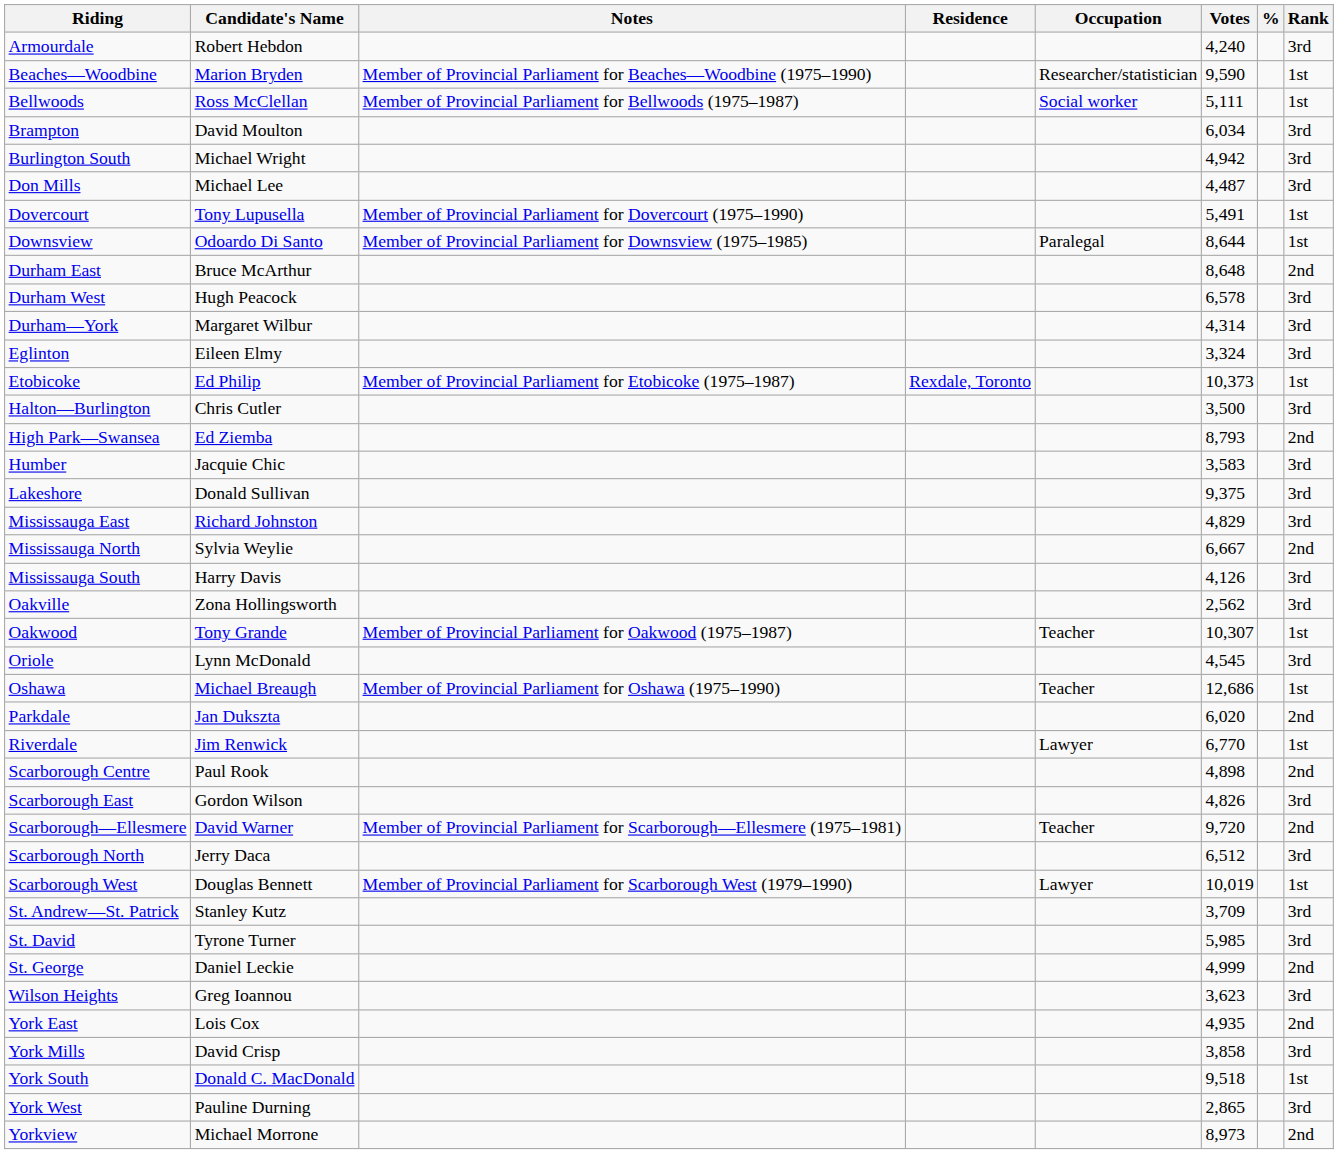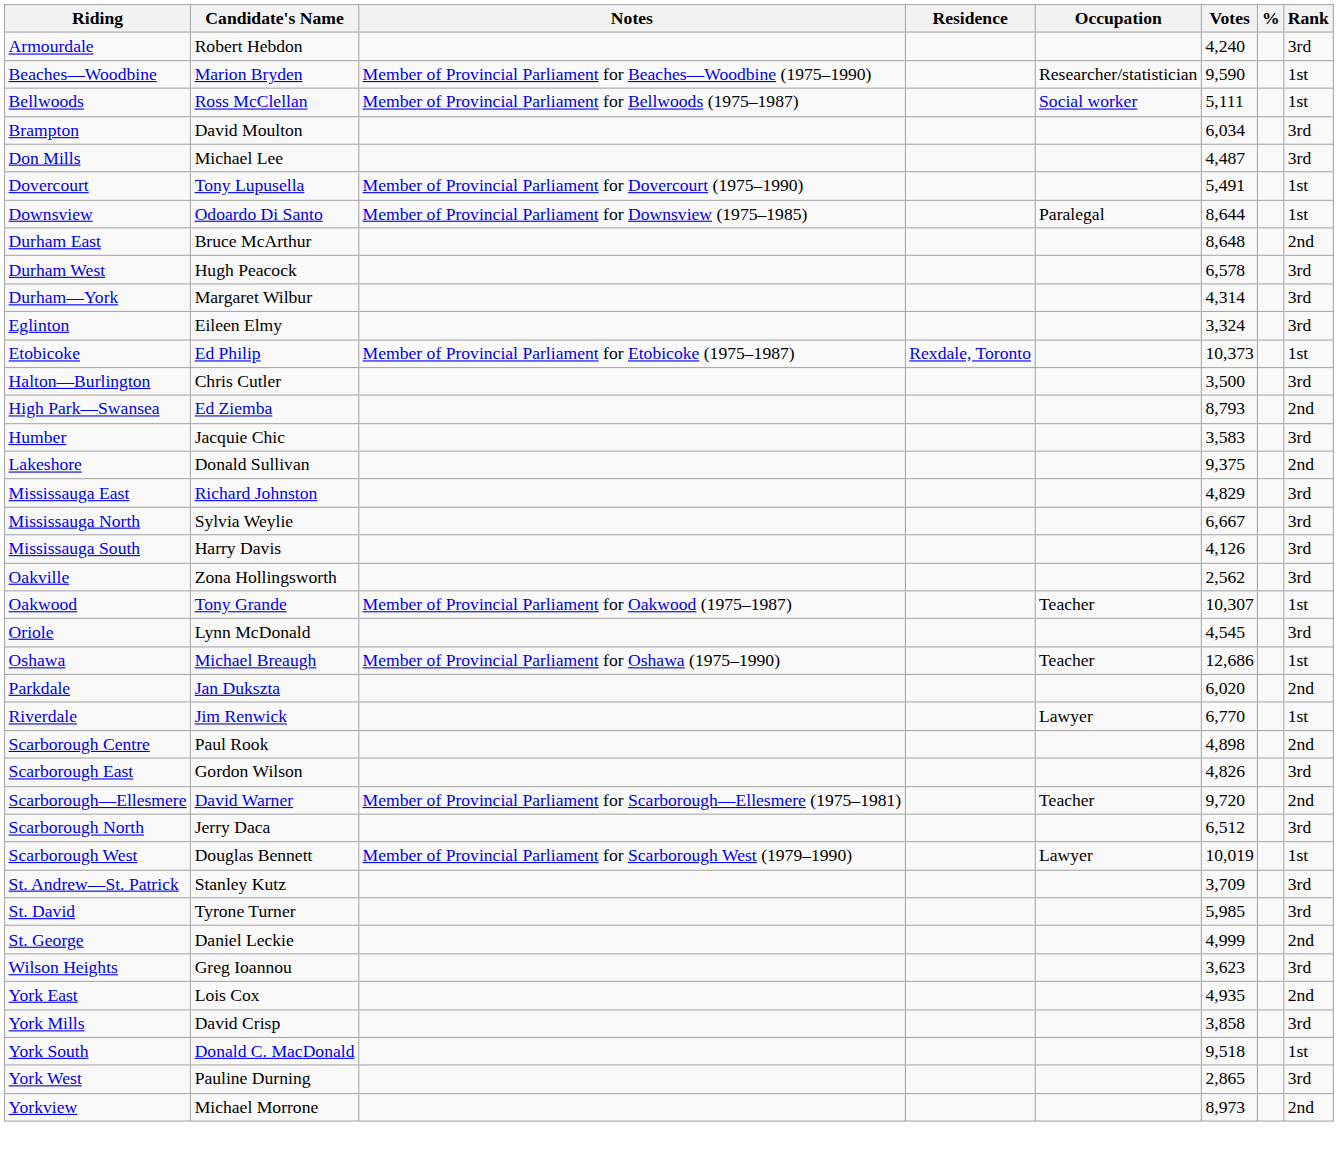- row: (69, 158)
(1299, 492) 3rd -> (1301, 465) 2nd
(1301, 548) 2nd -> (1299, 520) 3rd
